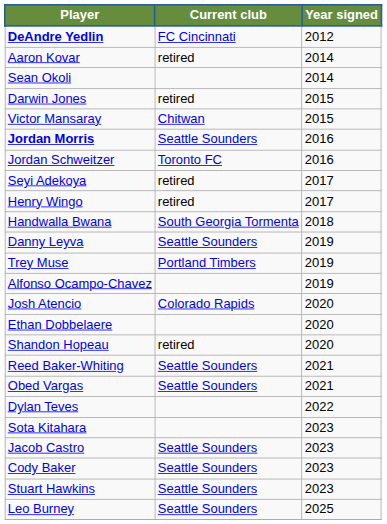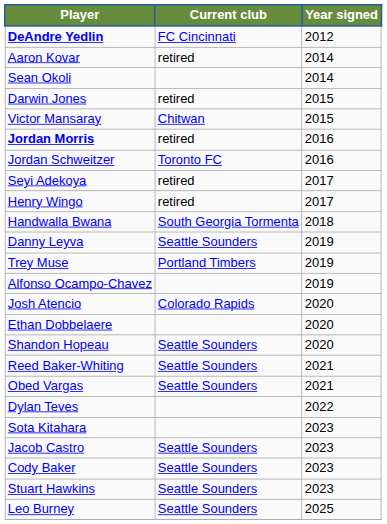(208, 139) Seattle Sounders -> (176, 139) retired
(176, 345) retired -> (208, 345) Seattle Sounders
